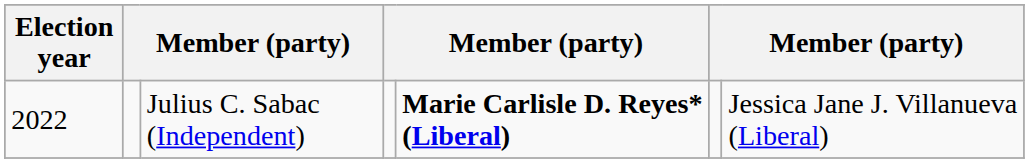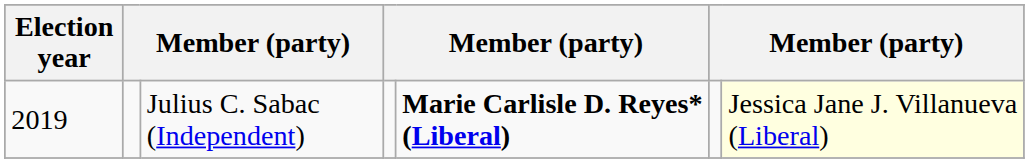(40, 119) 2022 -> (40, 119) 2019
(873, 119) no background -> (873, 119) lightyellow background
